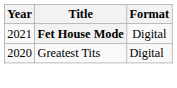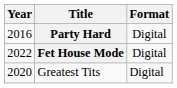+ row: (81, 33)
(20, 33) 2021 -> (20, 53) 2022
